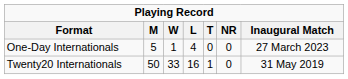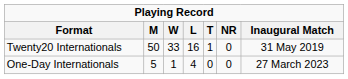rows swapped: (63, 47) <-> (64, 64)
